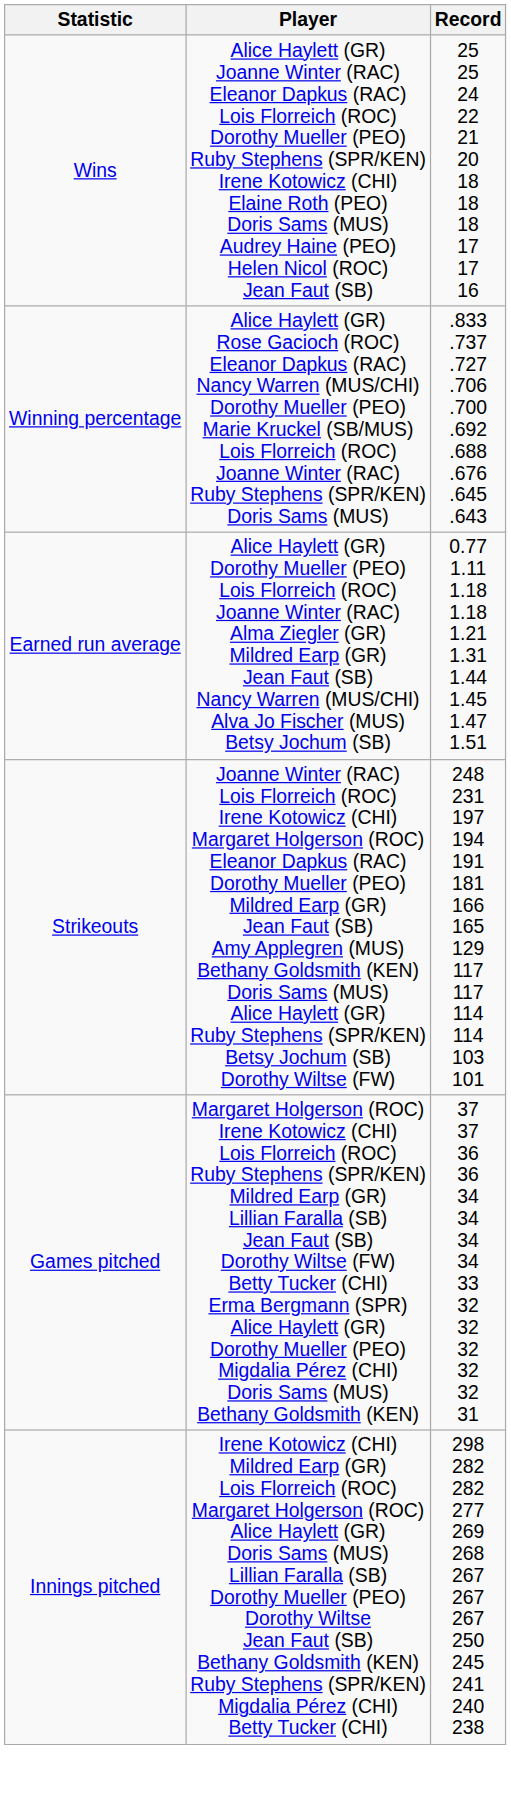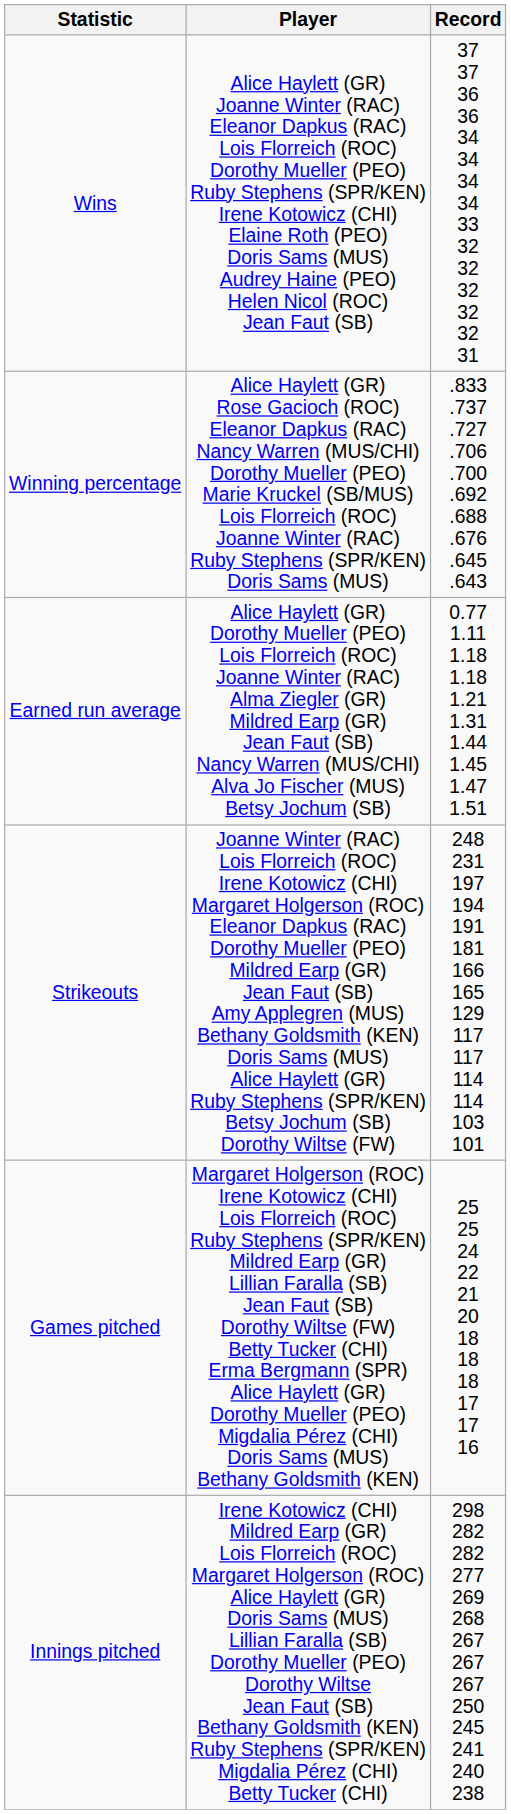(468, 170) 25 25 24 22 21 20 18 18 18 17 17 16 -> (468, 203) 37 37 36 36 34 34 34 34 33 32 32 32 32 32 31
(468, 1262) 37 37 36 36 34 34 34 34 33 32 32 32 32 32 31 -> (468, 1327) 25 25 24 22 21 20 18 18 18 17 17 16
